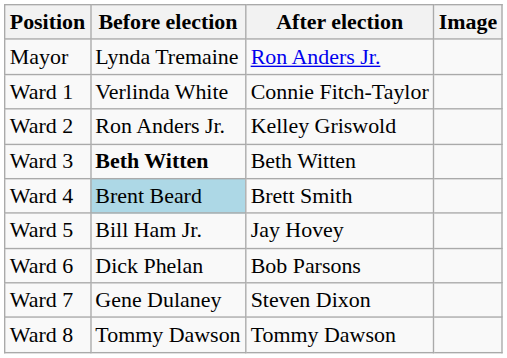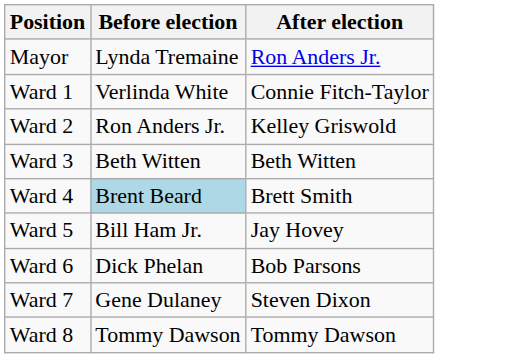- column: (468, 21)
(152, 160) bold -> (148, 160) normal
